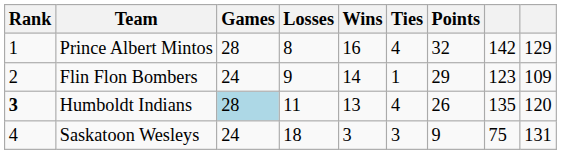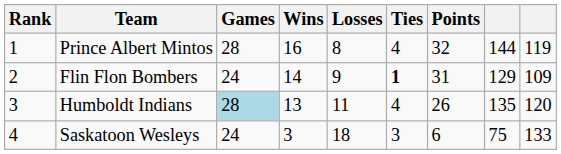columns swapped: (362, 18) <-> (309, 18)
(502, 47) 142 -> (502, 47) 144
(538, 47) 129 -> (538, 47) 119
(396, 76) normal -> (396, 76) bold
(441, 76) 29 -> (441, 76) 31
(502, 76) 123 -> (502, 76) 129
(13, 105) bold -> (13, 105) normal
(436, 134) 9 -> (436, 134) 6
(538, 134) 131 -> (538, 134) 133
